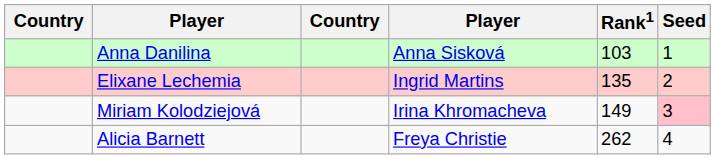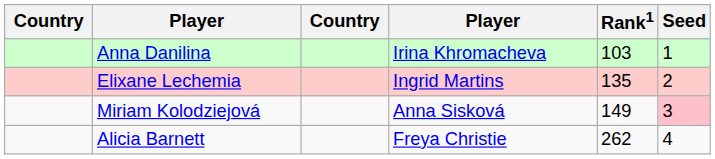(449, 52) Anna Sisková -> (470, 52) Irina Khromacheva
(470, 110) Irina Khromacheva -> (449, 110) Anna Sisková
